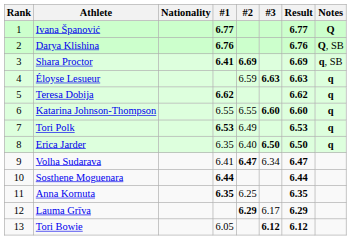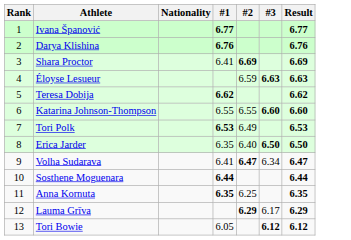- column: (331, 12)
(225, 62) bold -> (225, 62) normal
